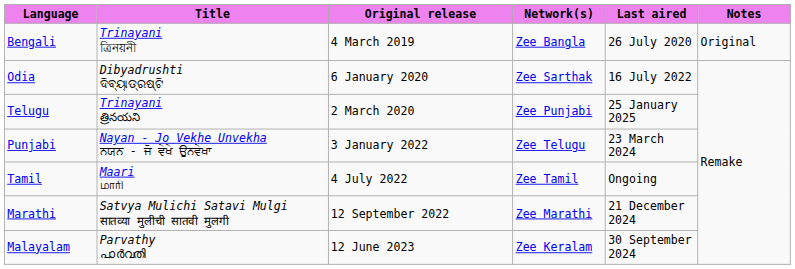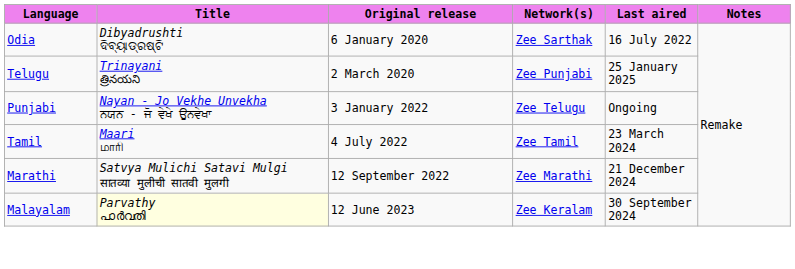- row: (32, 42)
(636, 145) 23 March 2024 -> (633, 108) Ongoing
(633, 179) Ongoing -> (636, 141) 23 March 2024
(128, 247) no background -> (128, 209) lightyellow background
